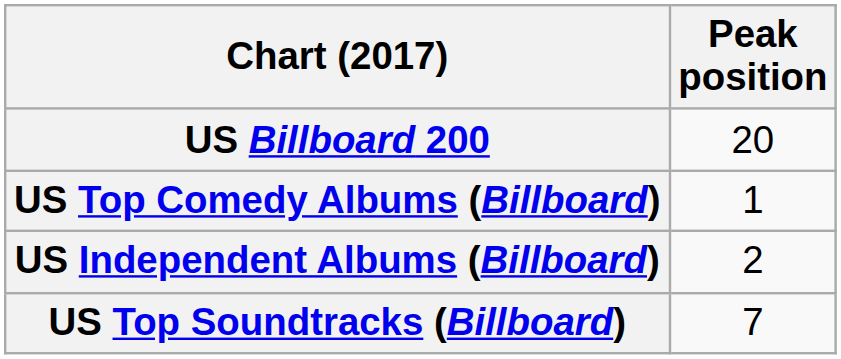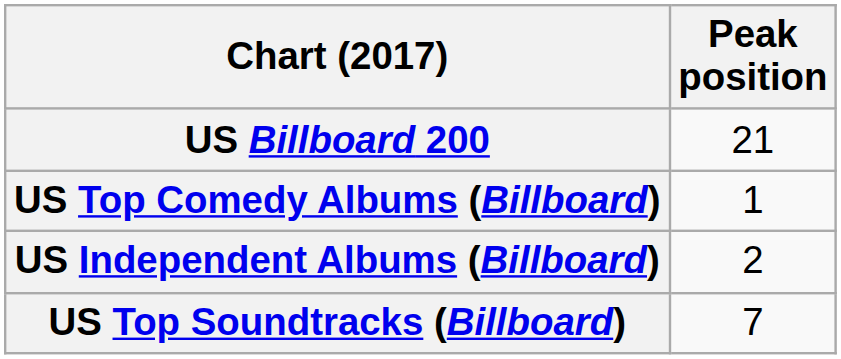(753, 139) 20 -> (753, 139) 21
